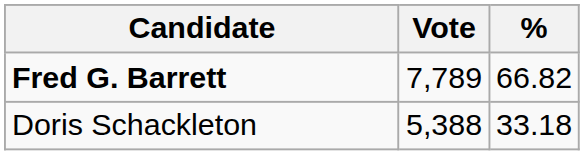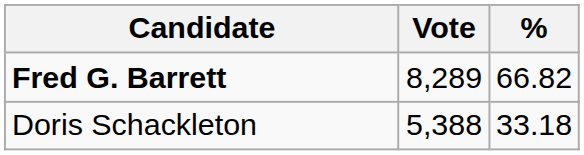(444, 76) 7,789 -> (444, 76) 8,289
